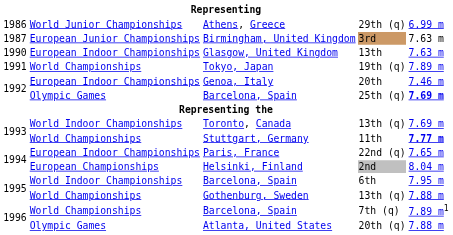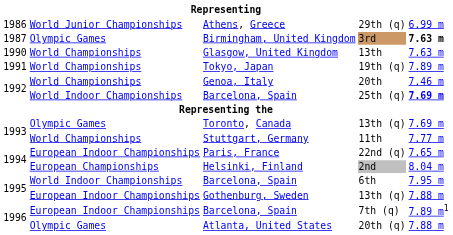(115, 38) European Junior Championships -> (68, 38) Olympic Games
(426, 38) normal -> (426, 38) bold
(115, 53) European Indoor Championships -> (86, 53) World Championships
(115, 81) European Indoor Championships -> (86, 81) World Championships
(68, 95) Olympic Games -> (106, 95) World Indoor Championships
(106, 124) World Indoor Championships -> (68, 124) Olympic Games
(426, 138) bold -> (426, 138) normal
(86, 195) World Championships -> (115, 195) European Indoor Championships
(86, 211) World Championships -> (115, 211) European Indoor Championships
